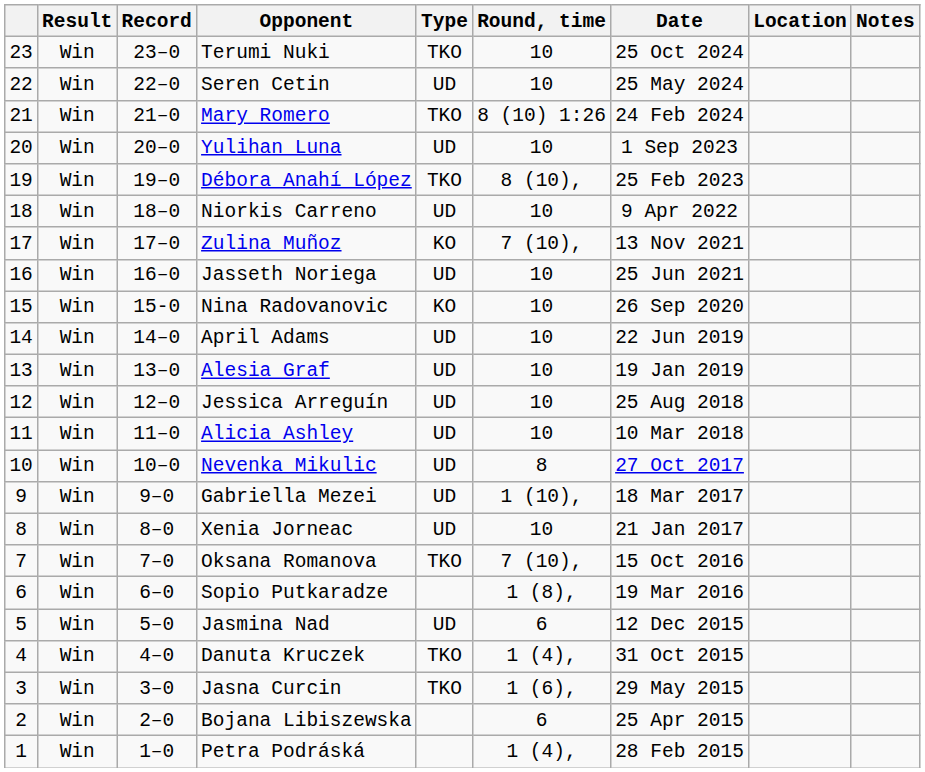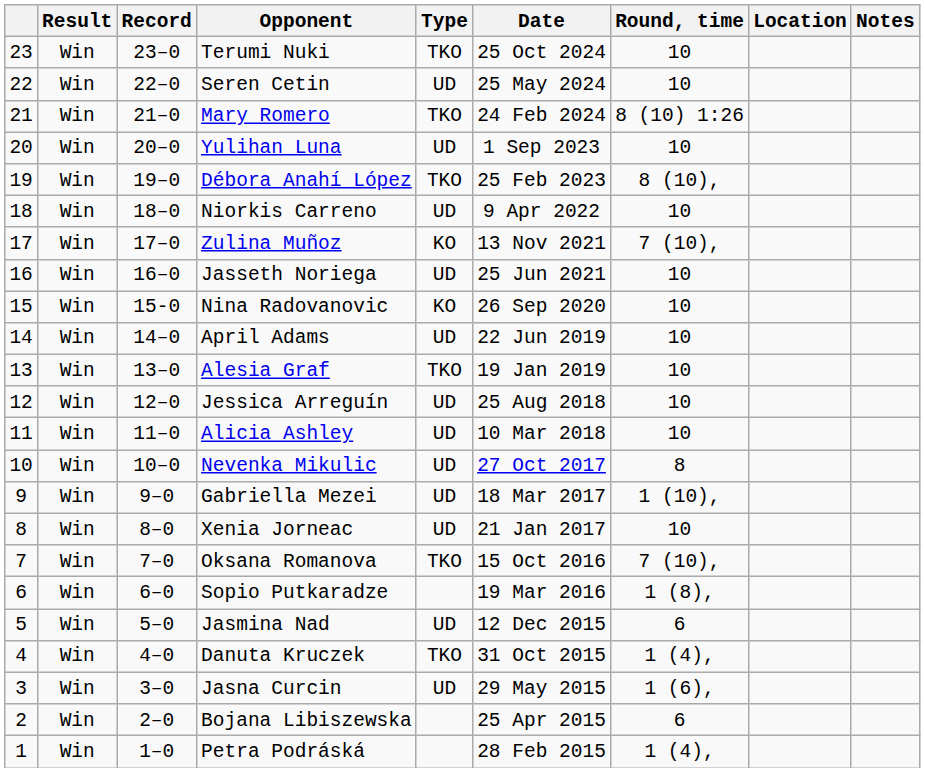columns swapped: (542, 21) <-> (680, 21)
(444, 370) UD -> (444, 370) TKO
(444, 688) TKO -> (444, 688) UD
